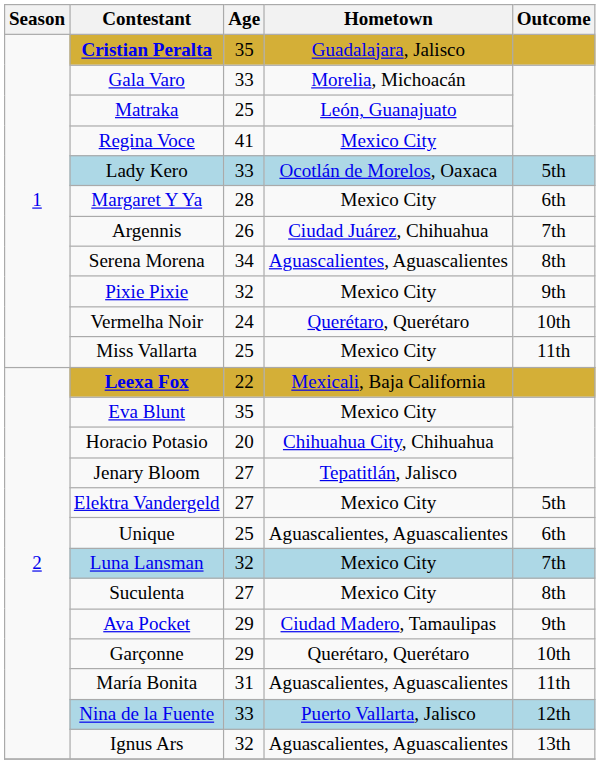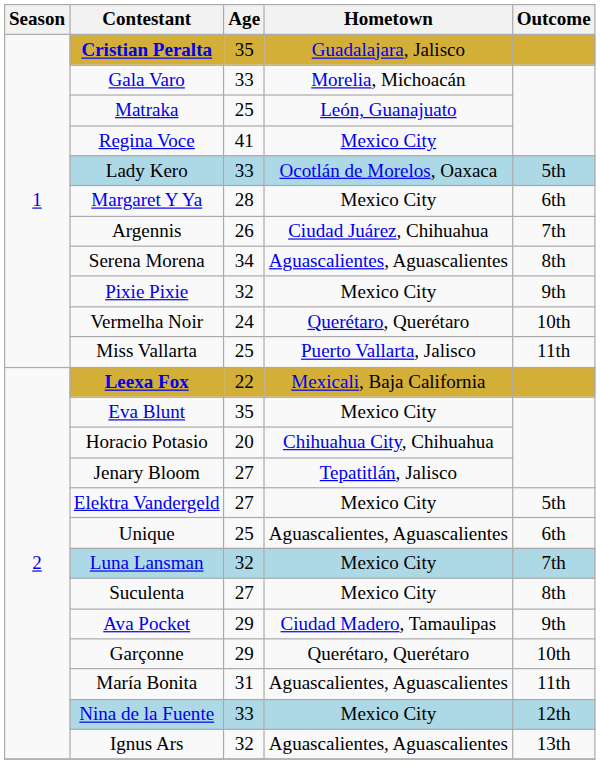(388, 351) Mexico City -> (388, 351) Puerto Vallarta, Jalisco
(388, 714) Puerto Vallarta, Jalisco -> (388, 714) Mexico City
